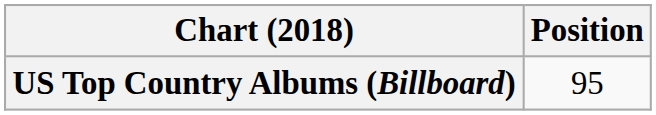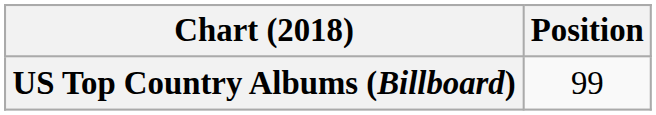(587, 82) 95 -> (587, 82) 99
